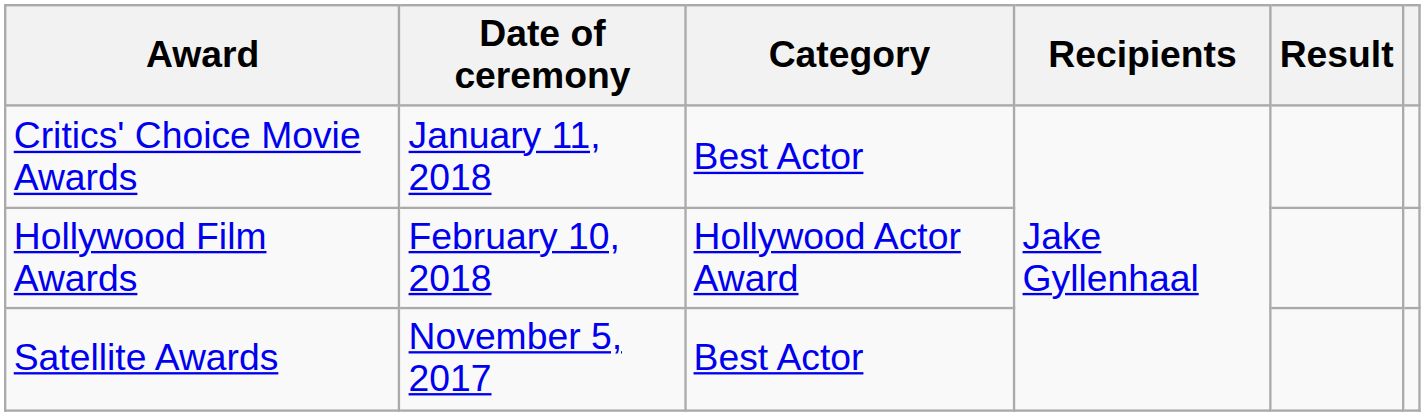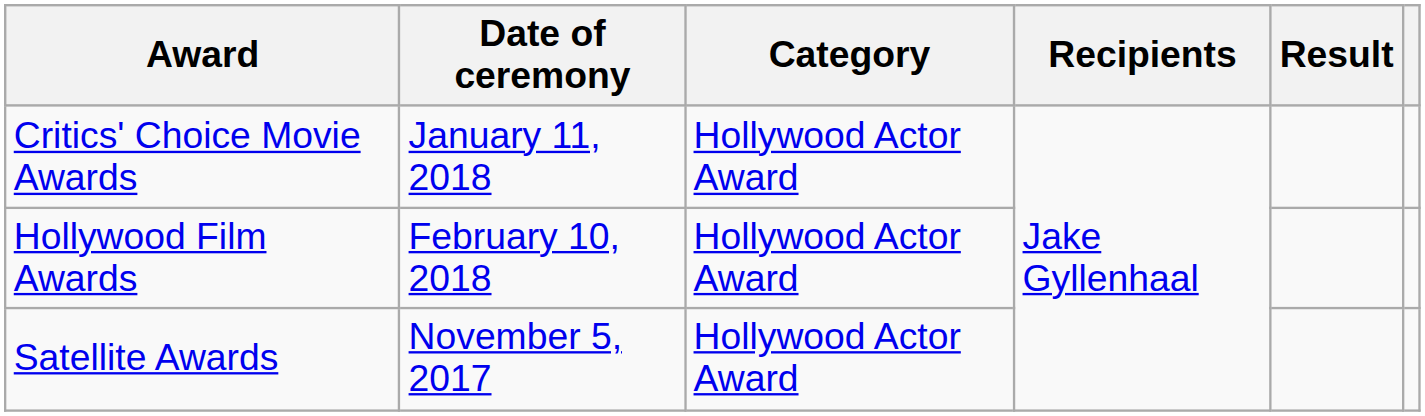(778, 156) Best Actor -> (827, 156) Hollywood Actor Award
(778, 358) Best Actor -> (827, 358) Hollywood Actor Award
